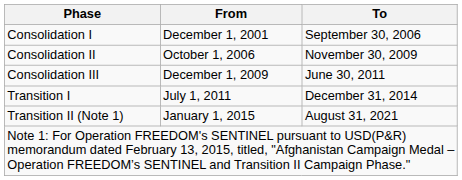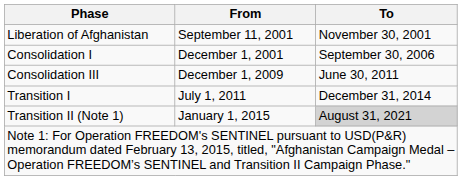+ row: (78, 34)
- row: (51, 55)
(351, 116) no background -> (365, 116) lightgrey background
